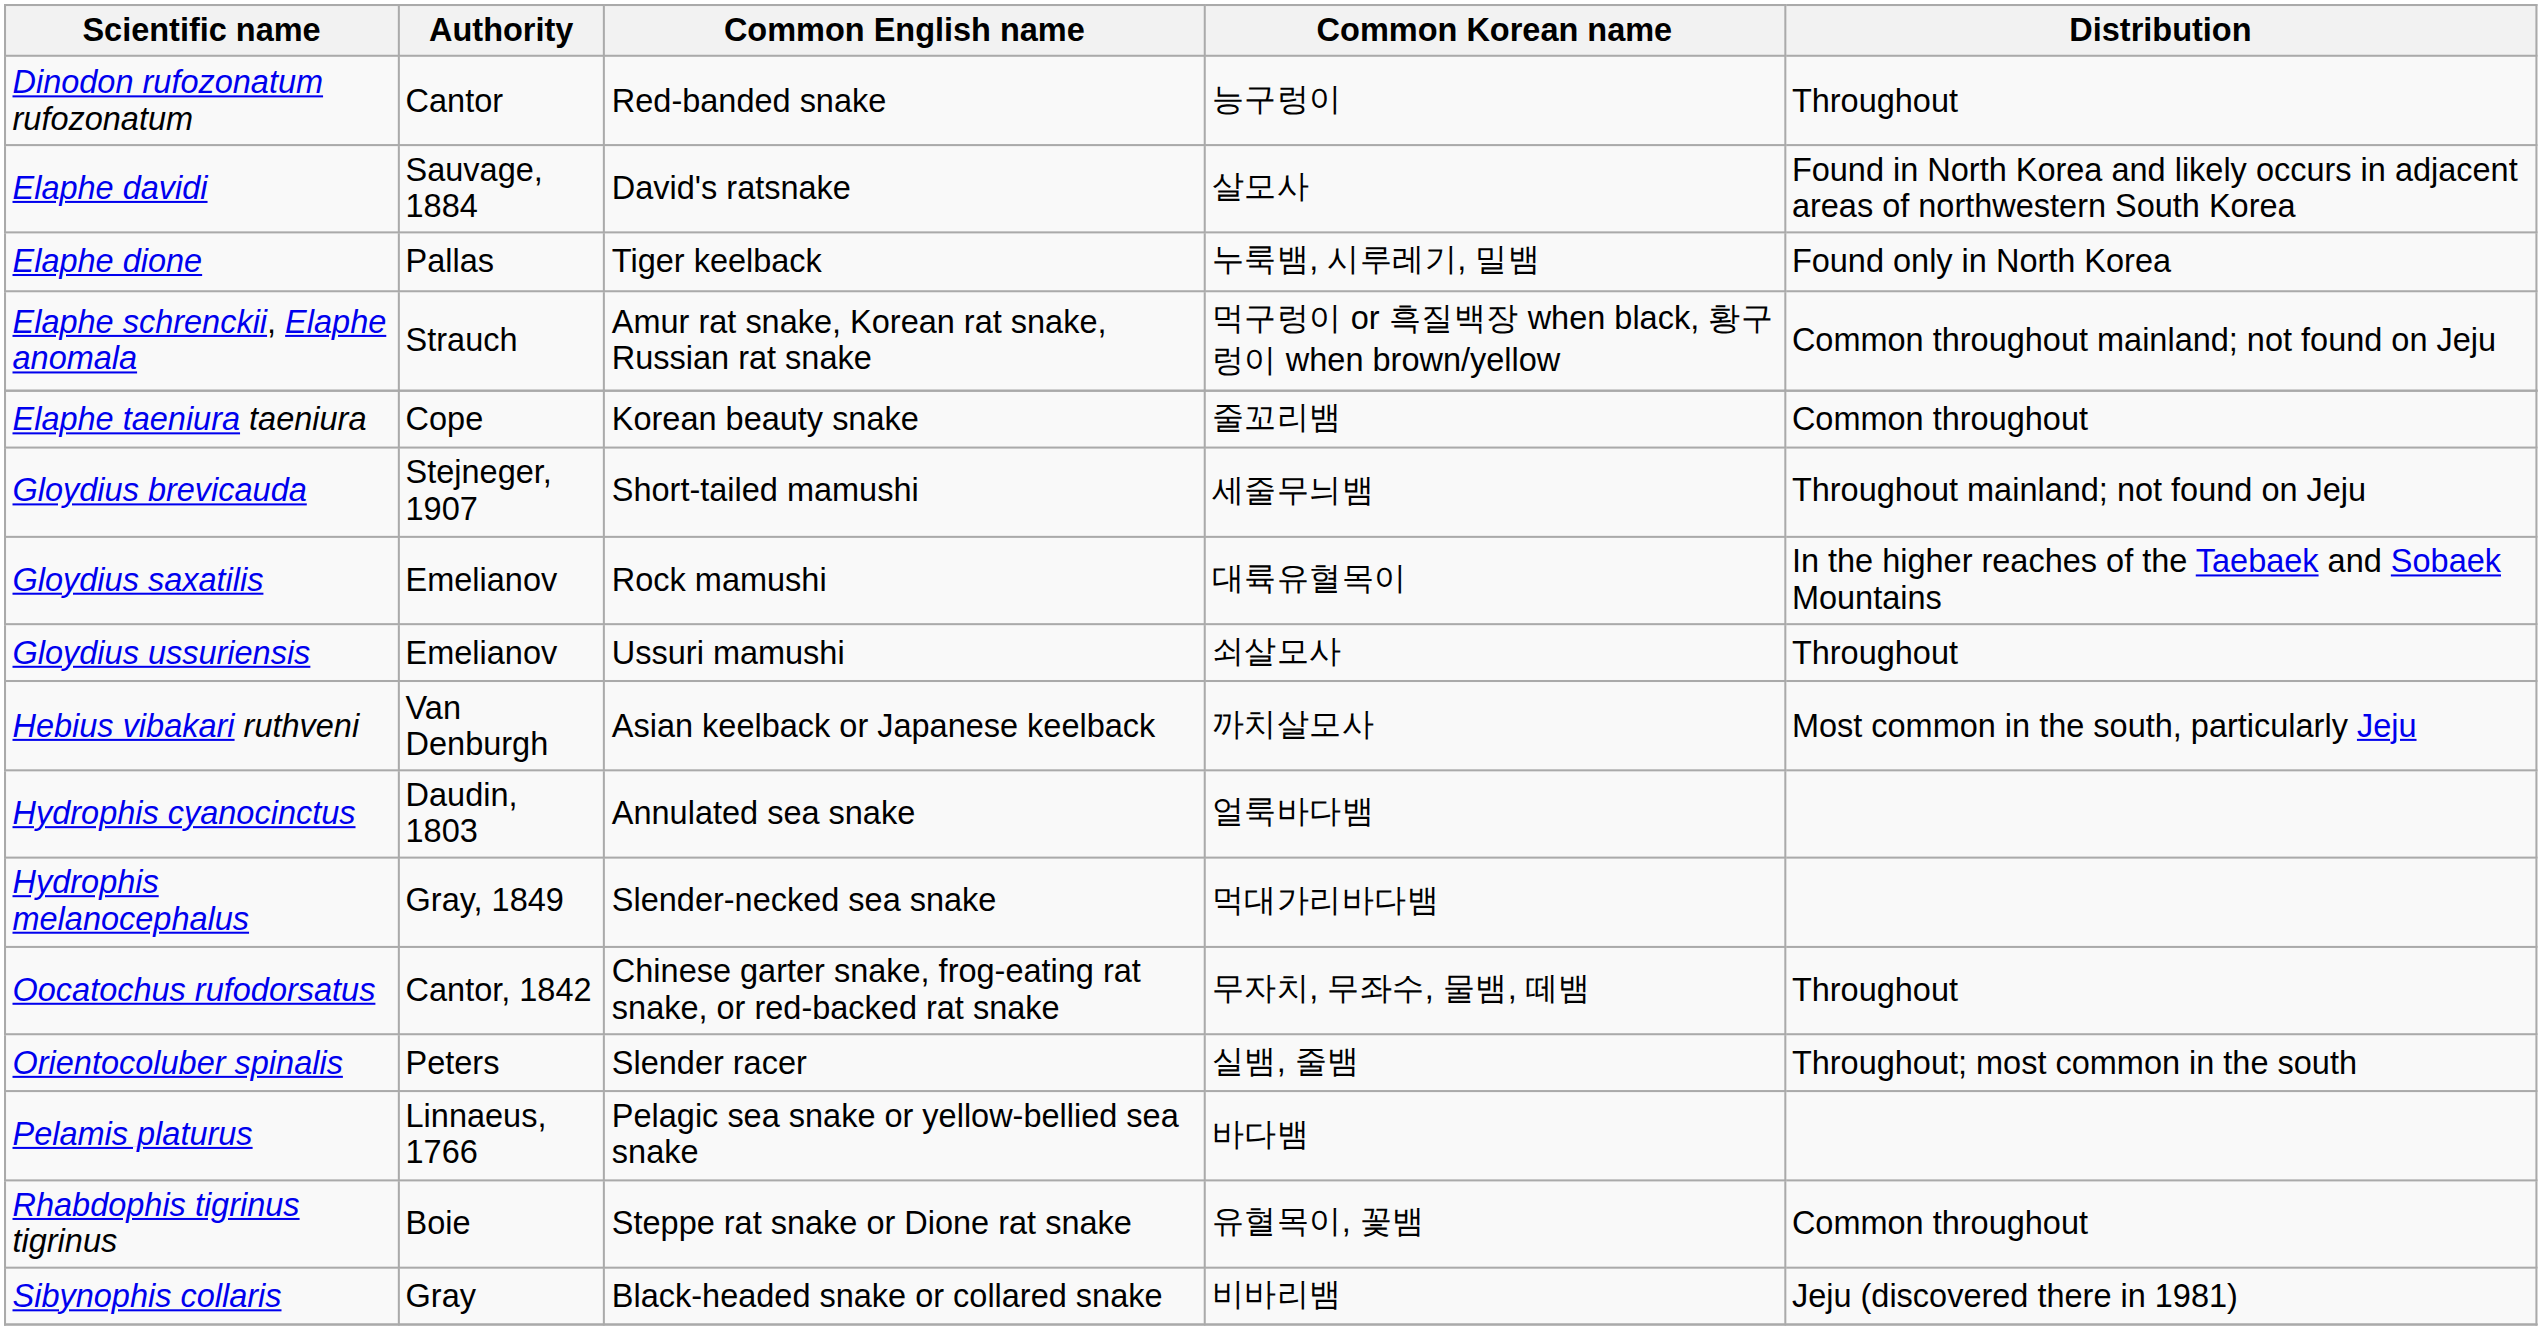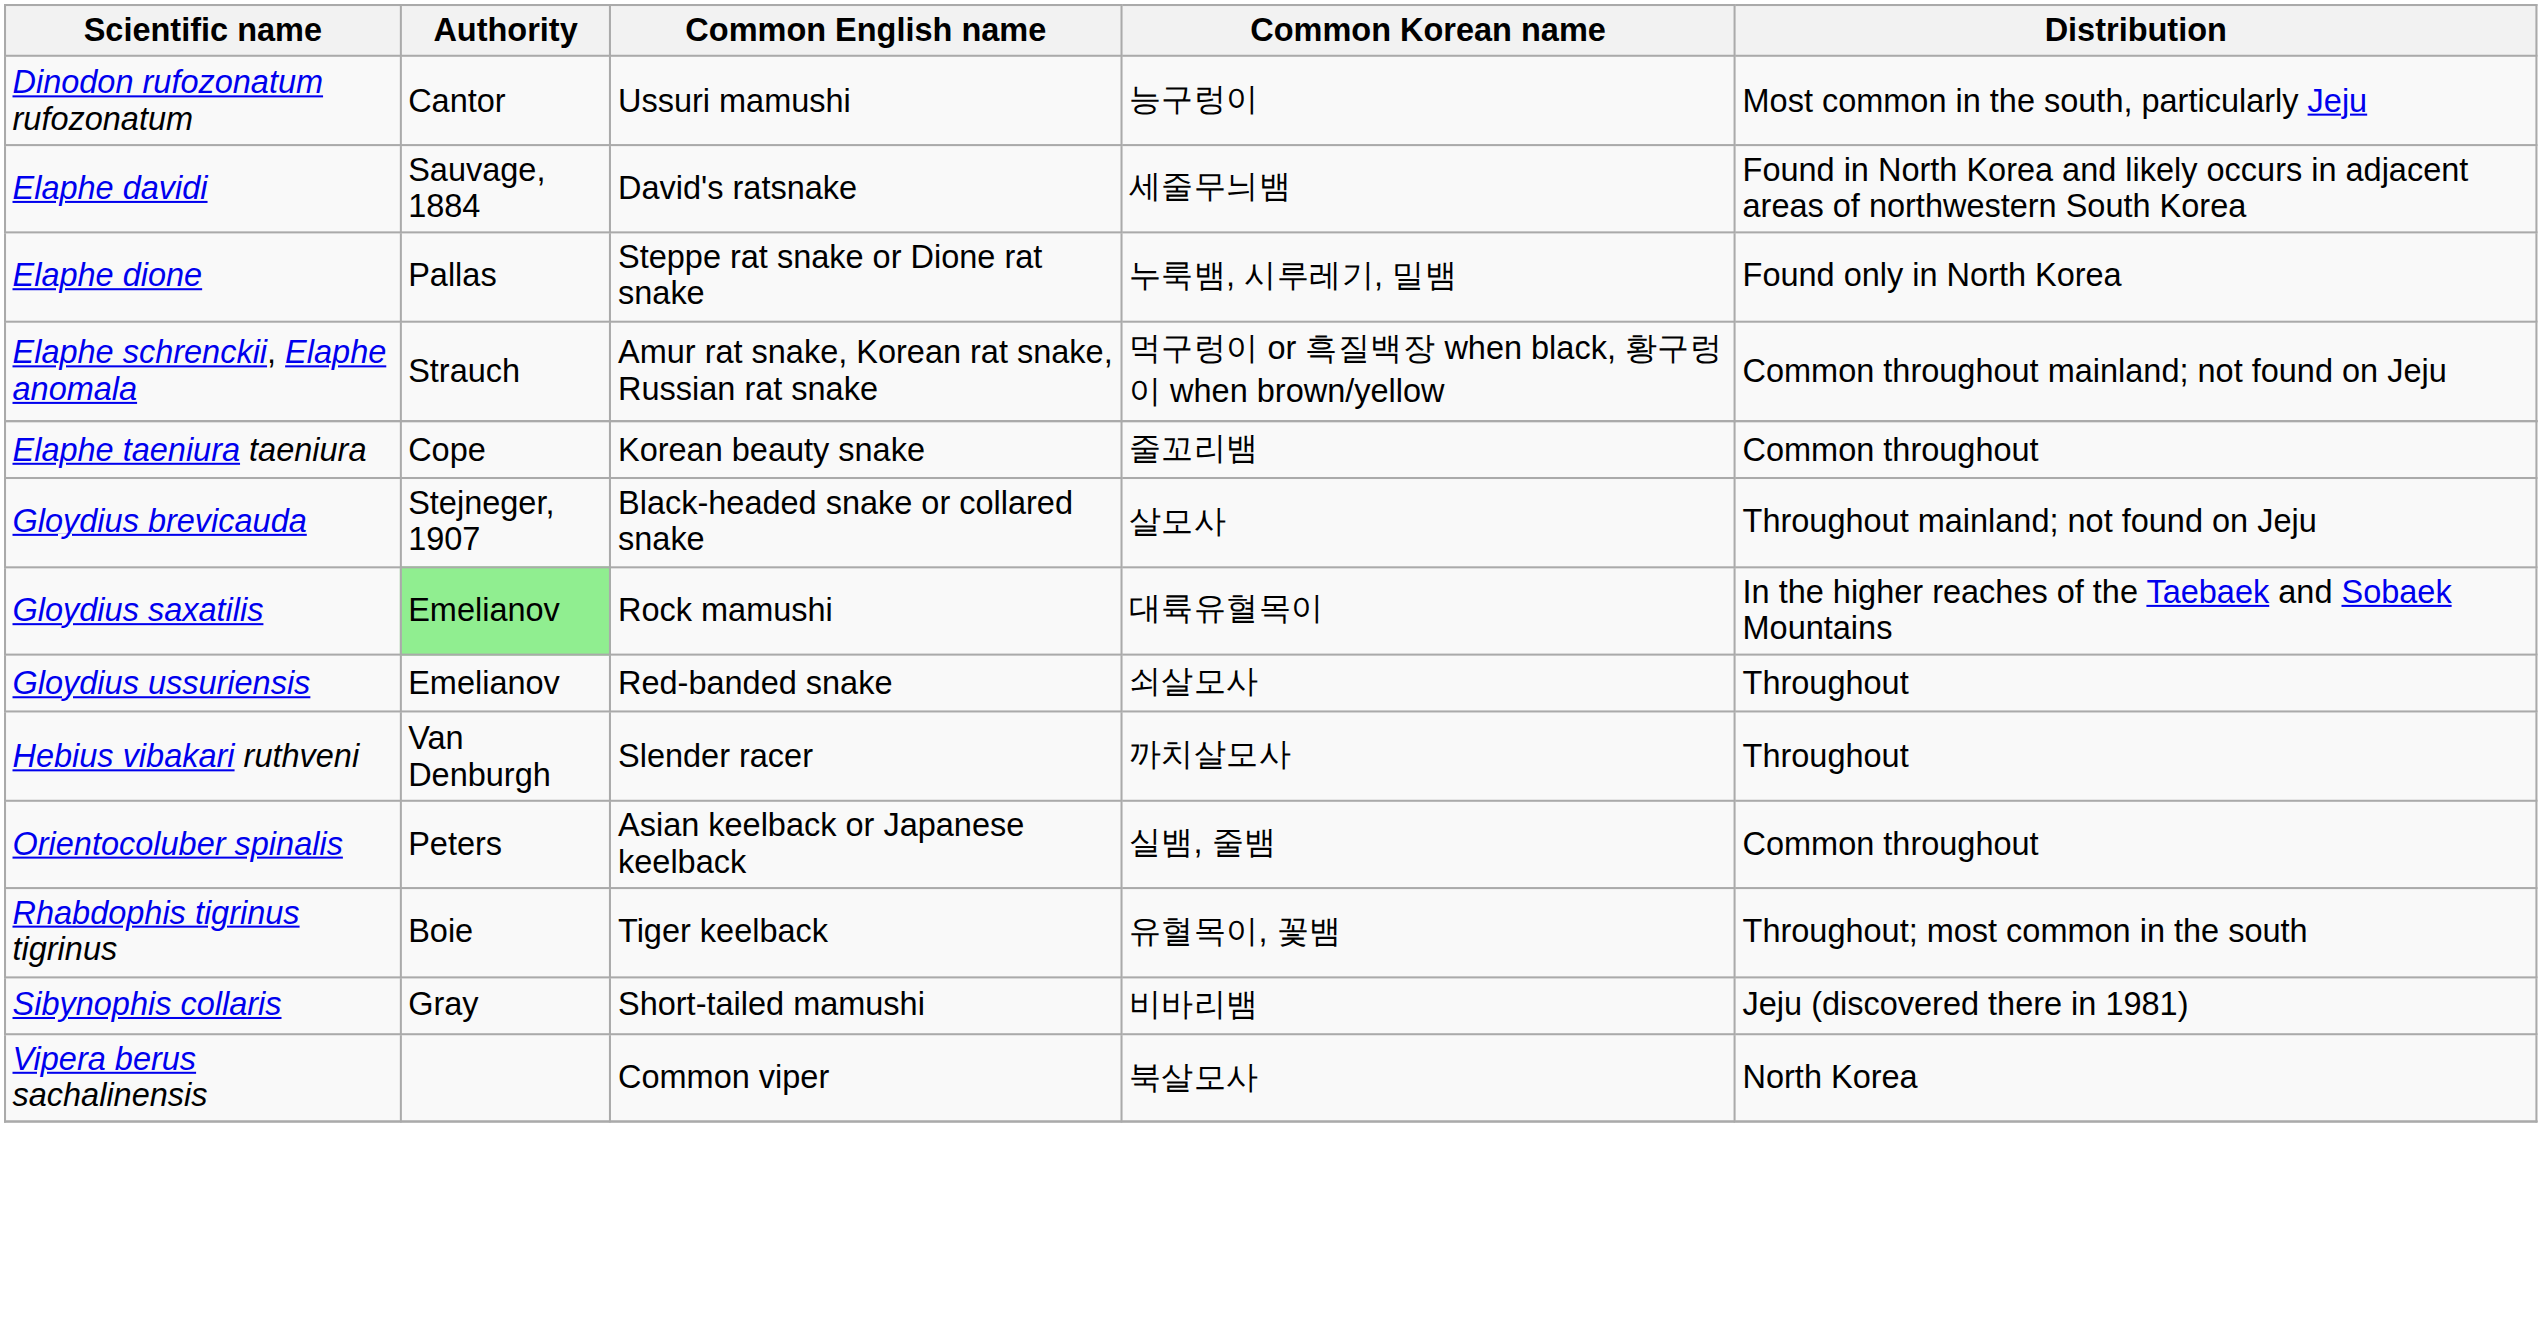(749, 100) Red-banded snake -> (734, 100) Ussuri mamushi
(1875, 100) Throughout -> (2055, 100) Most common in the south, particularly Jeju
(1261, 187) 살모사 -> (1210, 187) 세줄무늬뱀
(717, 260) Tiger keelback -> (830, 276) Steppe rat snake or Dione rat snake
(765, 491) Short-tailed mamushi -> (846, 522) Black-headed snake or collared snake
(1293, 490) 세줄무늬뱀 -> (1177, 521) 살모사
(481, 579) no background -> (484, 610) lightgreen background
(728, 652) Ussuri mamushi -> (755, 682) Red-banded snake
(884, 725) Asian keelback or Japanese keelback -> (715, 755) Slender racer
(2104, 725) Most common in the south, particularly Jeju -> (1826, 755) Throughout
- row: (184, 813)
- row: (131, 901)
- row: (194, 989)
(709, 1062) Slender racer -> (821, 843) Asian keelback or Japanese keelback
(2074, 1062) Throughout; most common in the south -> (1891, 843) Common throughout
- row: (133, 1135)
(872, 1223) Steppe rat snake or Dione rat snake -> (723, 931) Tiger keelback
(1940, 1223) Common throughout -> (2025, 931) Throughout; most common in the south
(887, 1295) Black-headed snake or collared snake -> (771, 1004) Short-tailed mamushi
+ row: (110, 1077)
